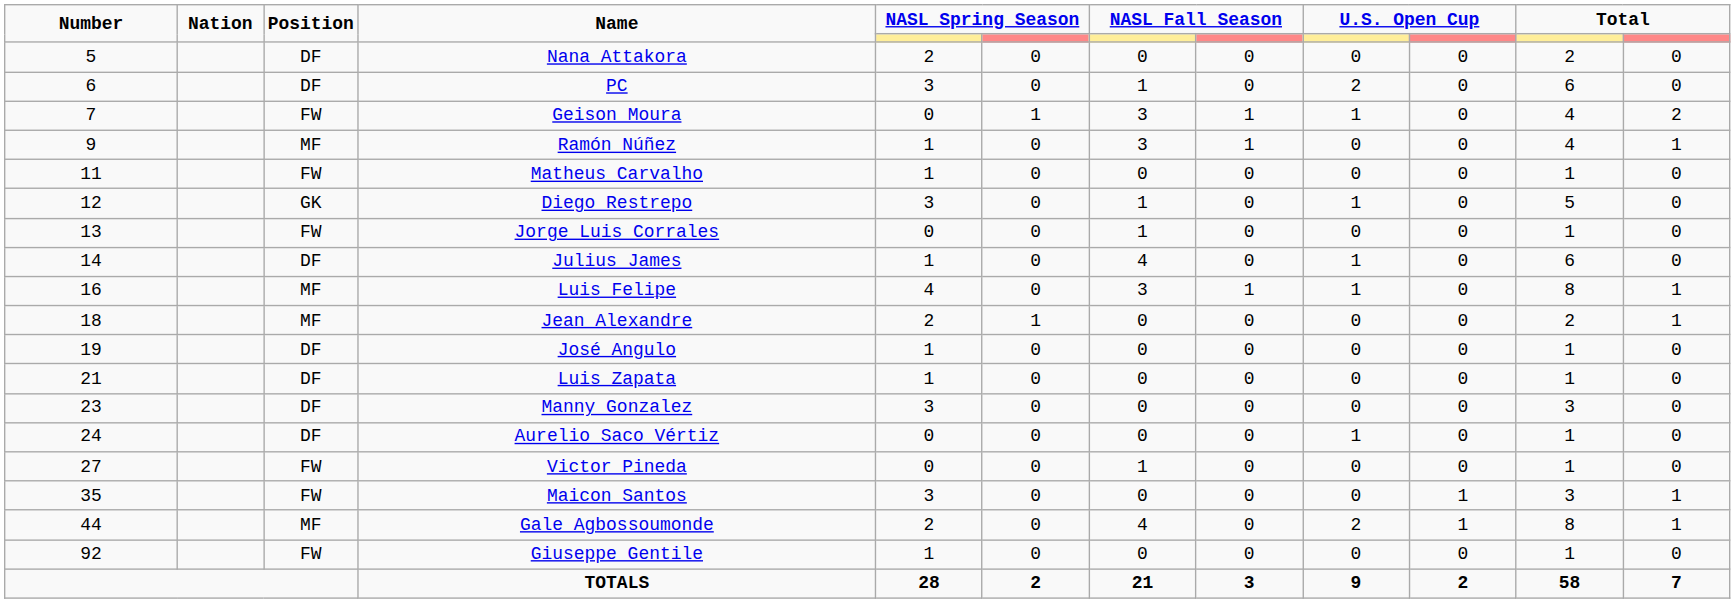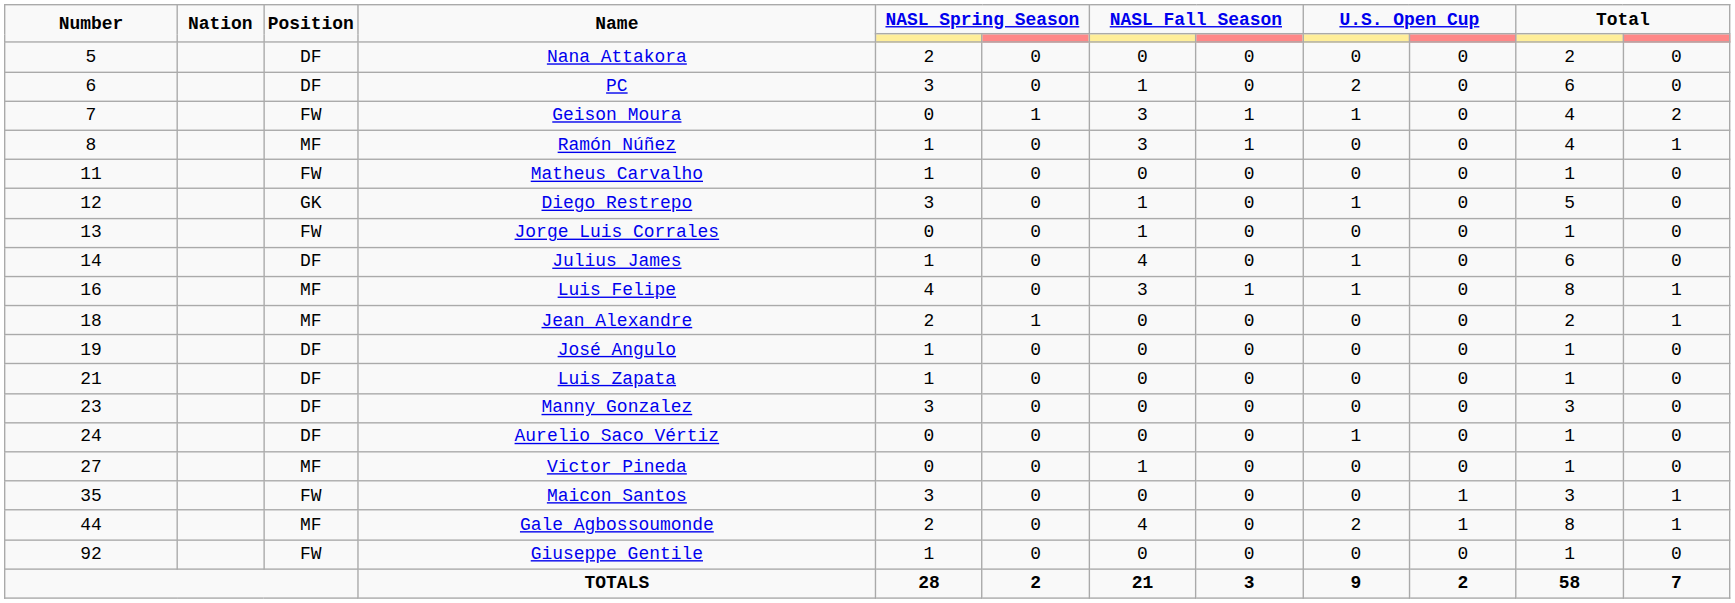(91, 145) 9 -> (91, 145) 8
(311, 466) FW -> (311, 466) MF
